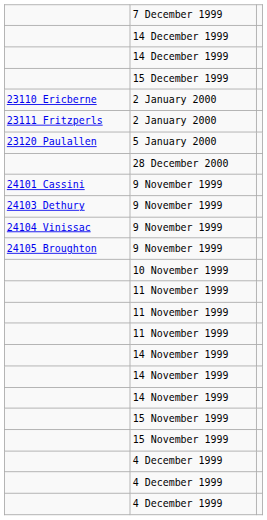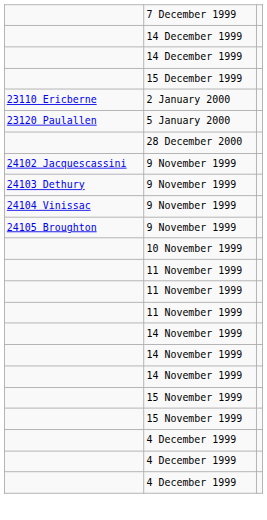- row: (55, 121)
- row: (46, 185)
+ row: (67, 163)
